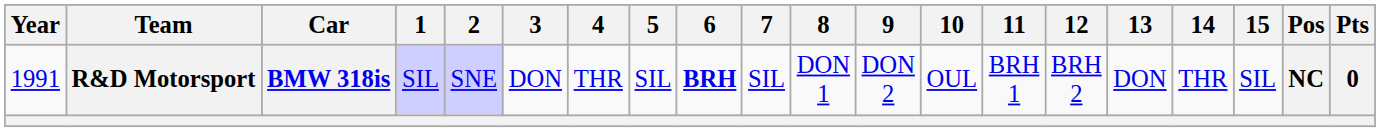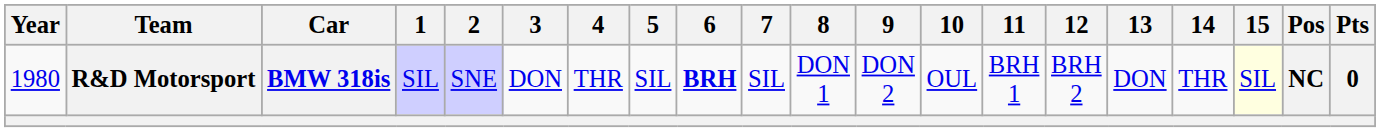(35, 79) 1991 -> (35, 79) 1980
(1258, 79) no background -> (1258, 79) lightyellow background
